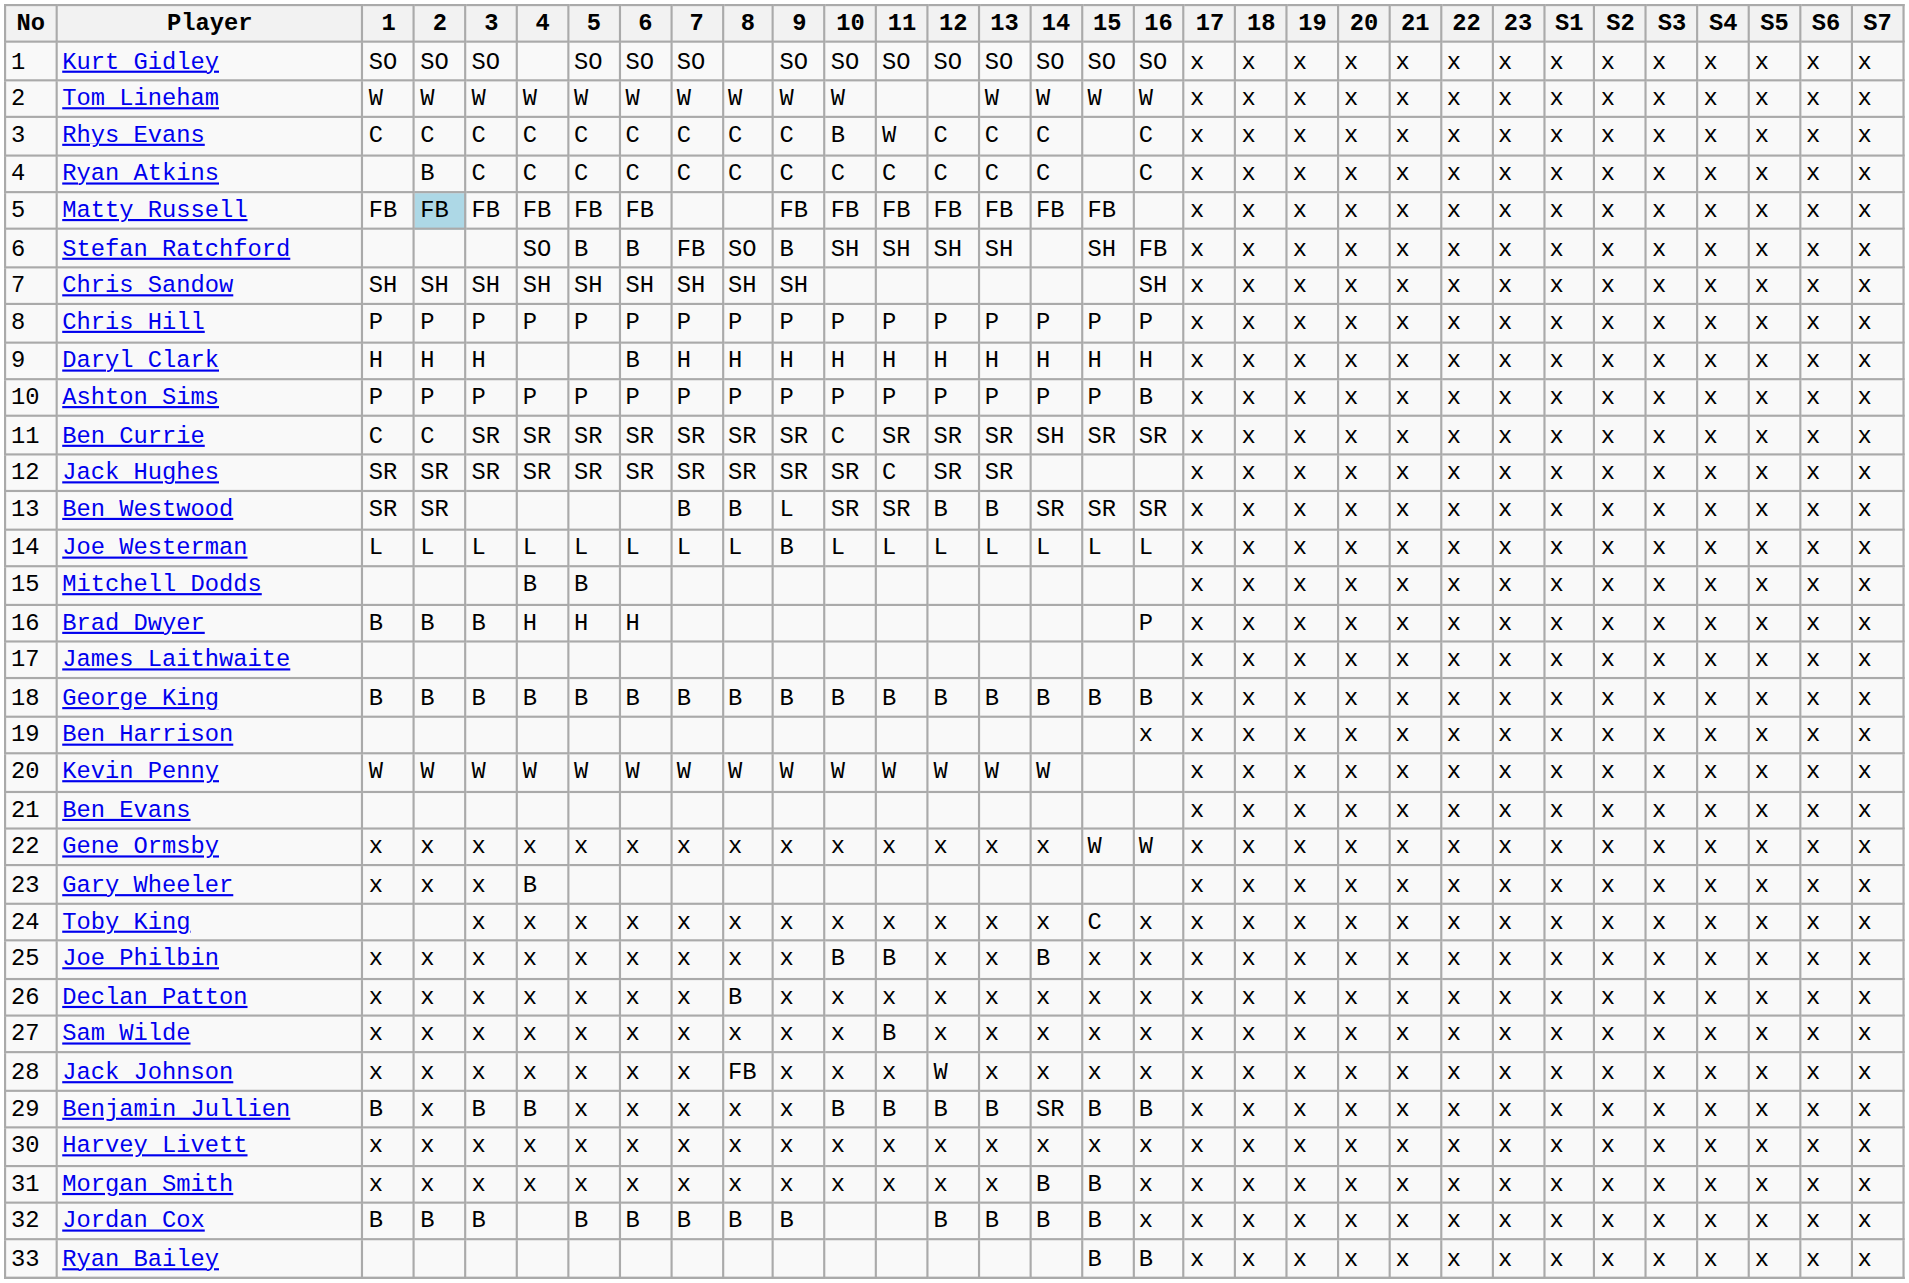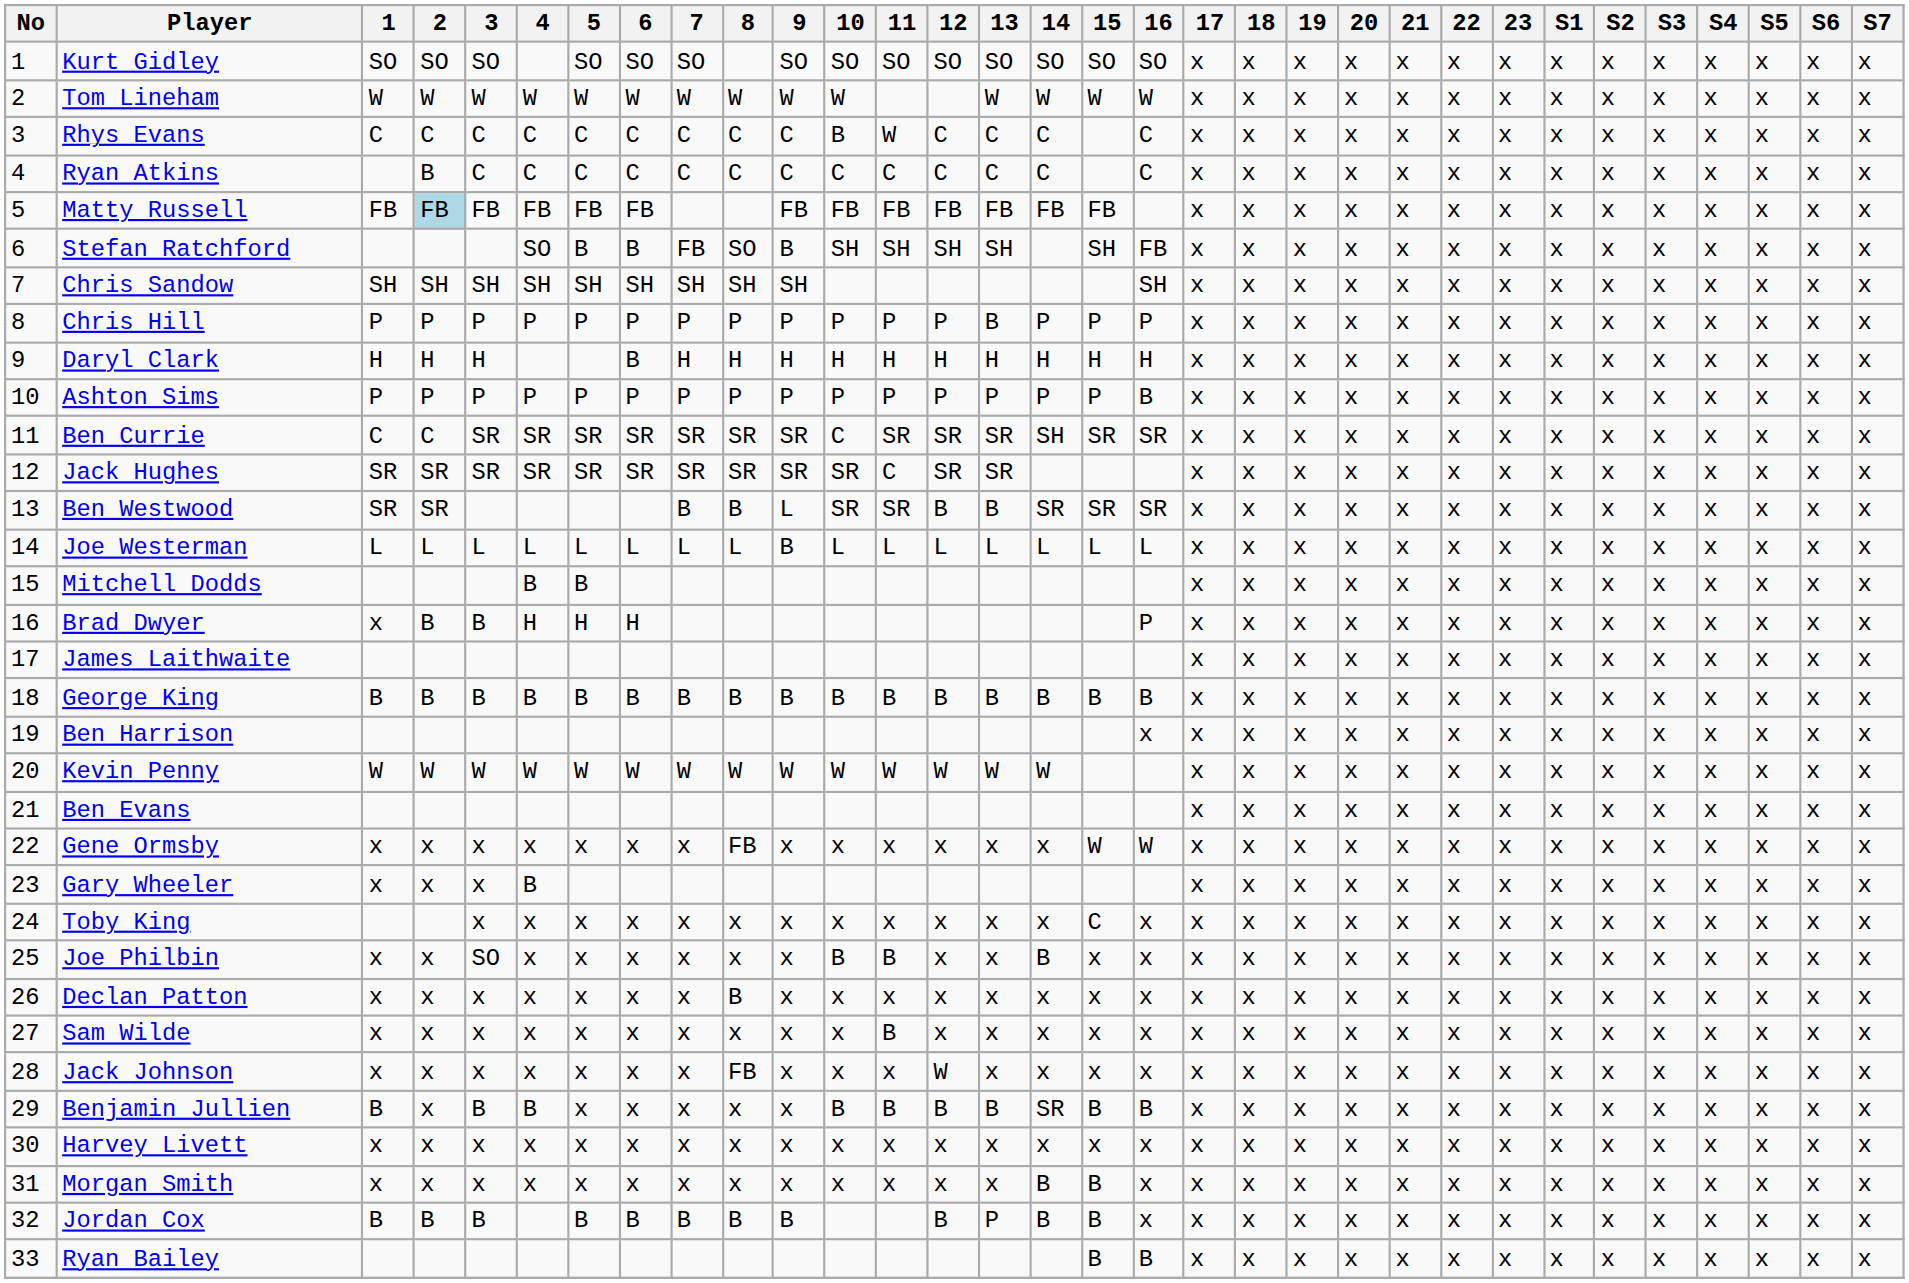(992, 323) P -> (992, 323) B
(376, 623) B -> (376, 623) x
(735, 847) x -> (742, 847) FB
(479, 959) x -> (486, 959) SO
(992, 1221) B -> (992, 1221) P
